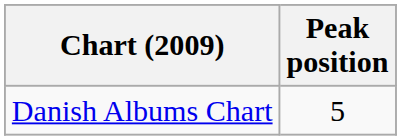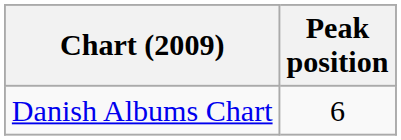(337, 109) 5 -> (337, 109) 6
